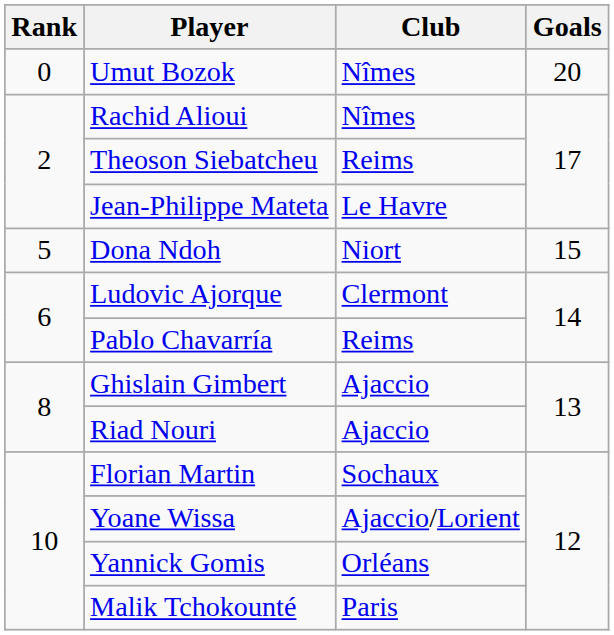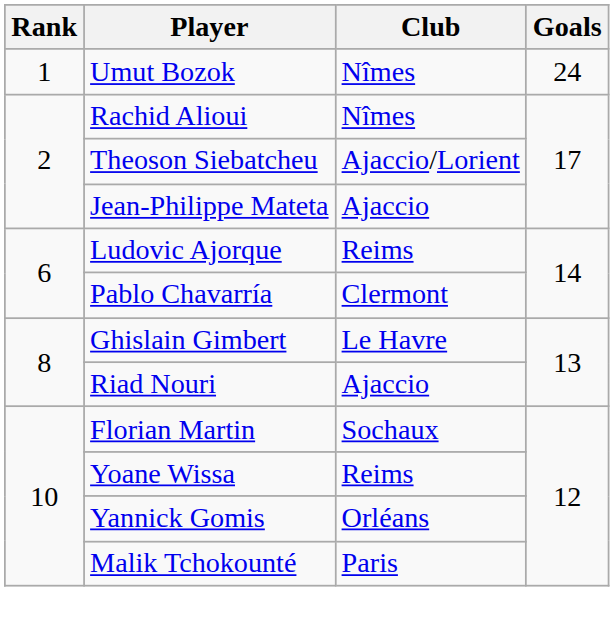(44, 71) 0 -> (44, 71) 1
(567, 71) 20 -> (567, 71) 24
(378, 160) Reims -> (431, 160) Ajaccio/Lorient
(394, 205) Le Havre -> (385, 205) Ajaccio
- row: (155, 250)
(395, 294) Clermont -> (378, 250) Reims
(378, 339) Reims -> (395, 294) Clermont
(385, 384) Ajaccio -> (394, 339) Le Havre
(431, 518) Ajaccio/Lorient -> (378, 473) Reims
